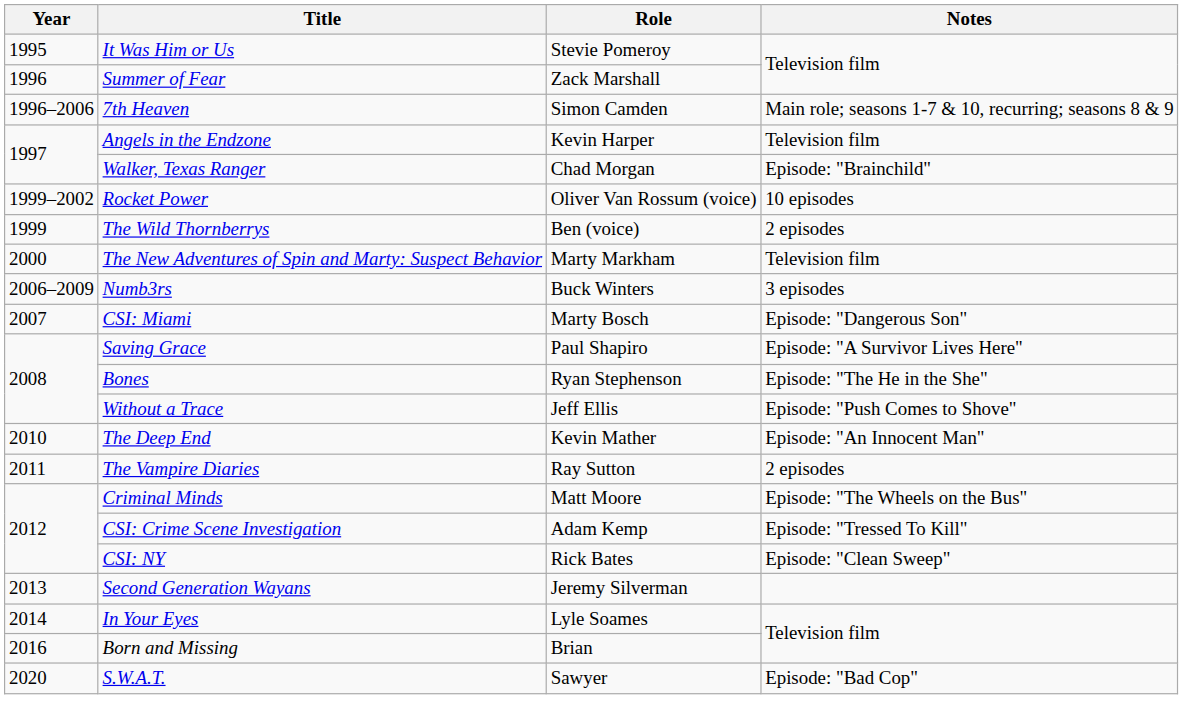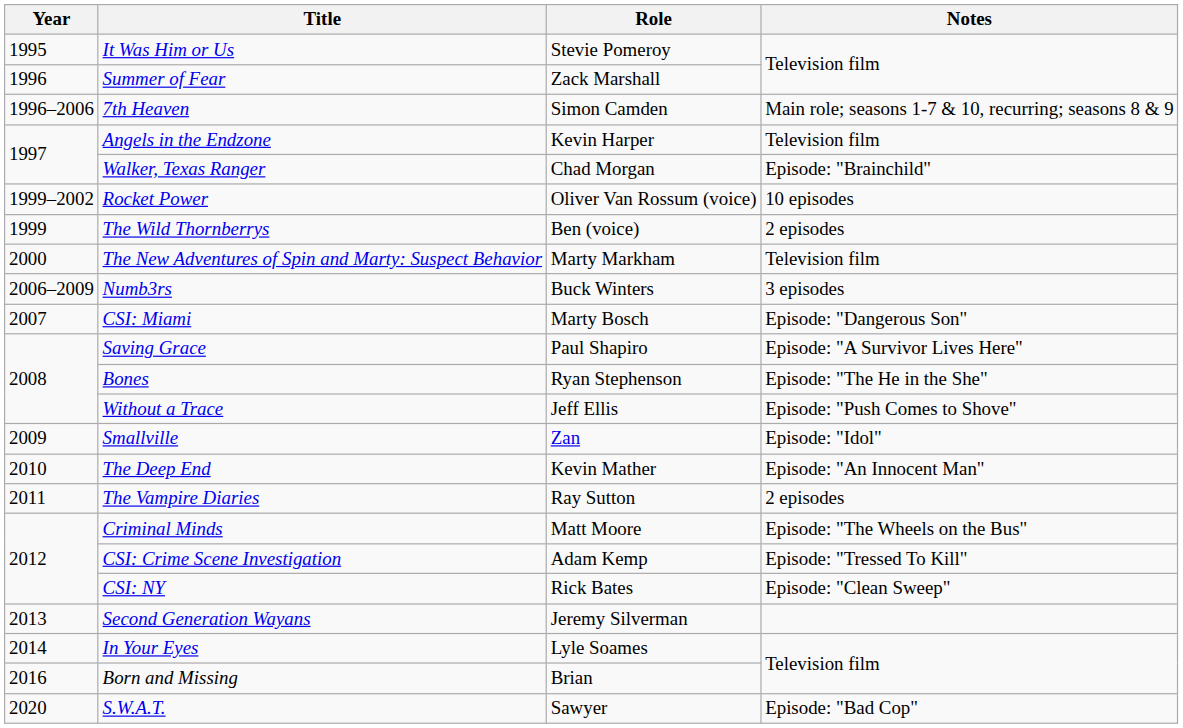+ row: (140, 438)
